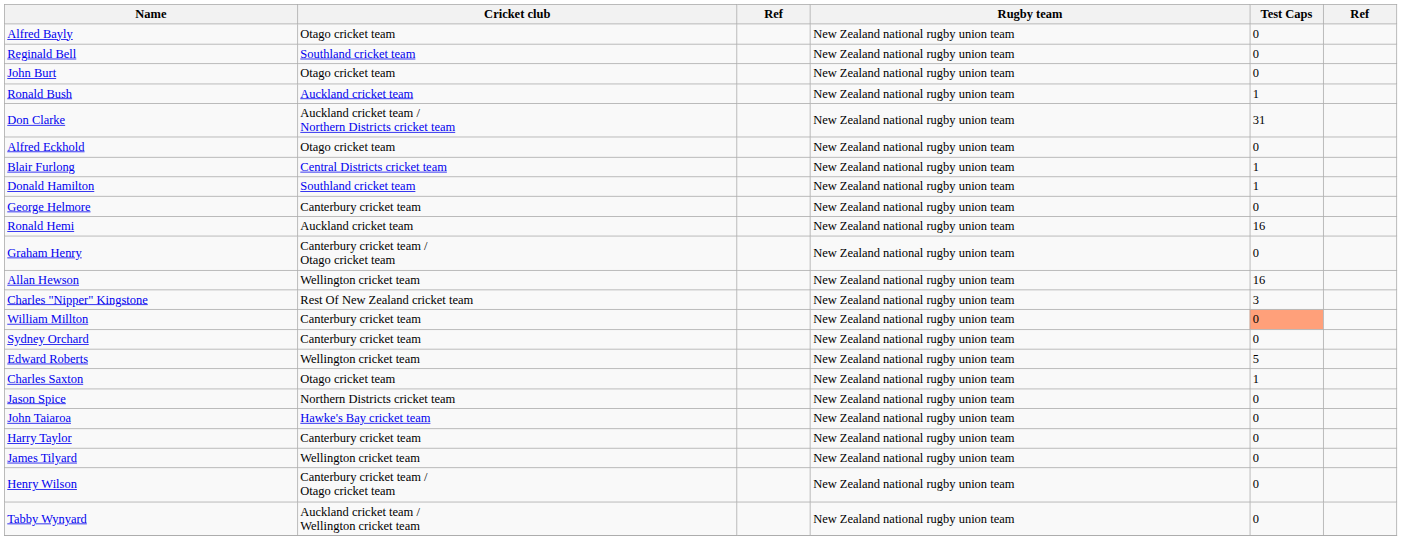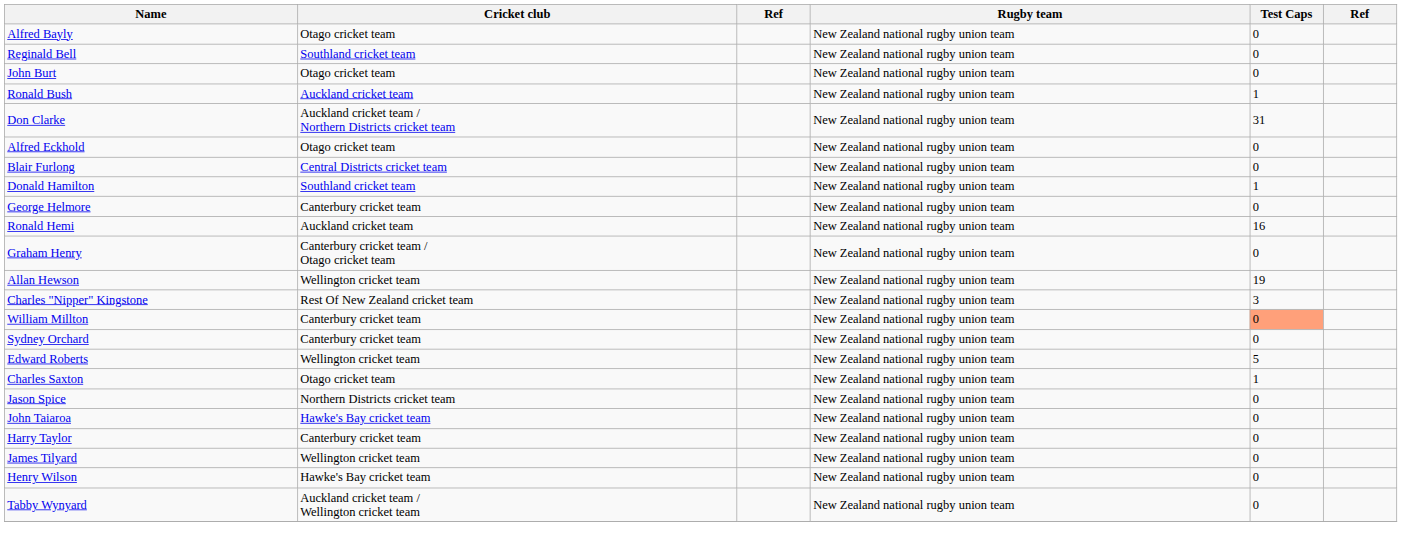(1256, 166) 1 -> (1256, 166) 0
(1259, 279) 16 -> (1259, 279) 19
(364, 484) Canterbury cricket team / Otago cricket team -> (365, 477) Hawke's Bay cricket team
